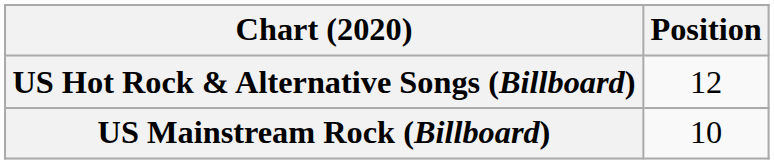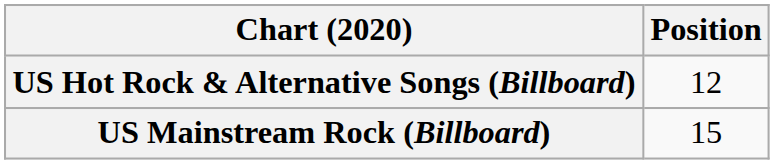(706, 132) 10 -> (706, 132) 15
